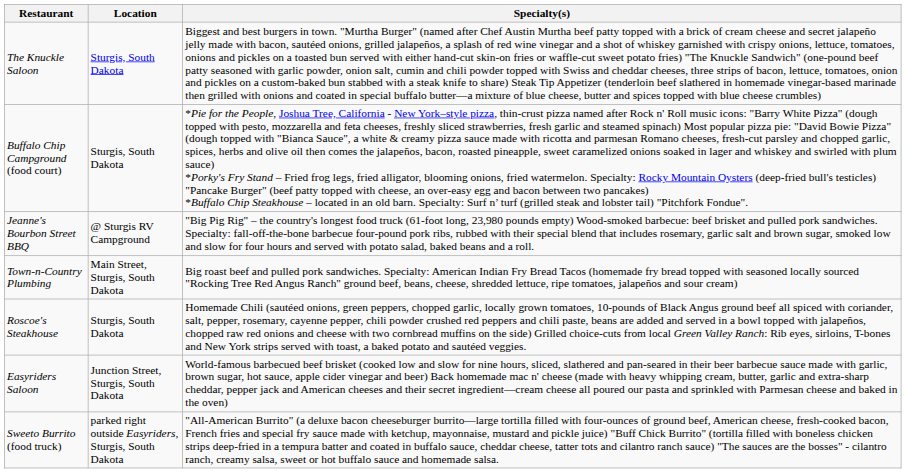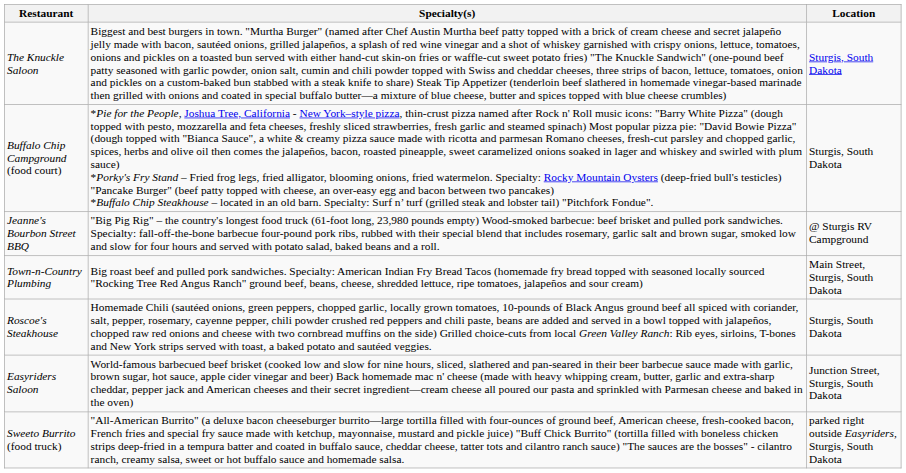columns swapped: (135, 13) <-> (542, 13)
